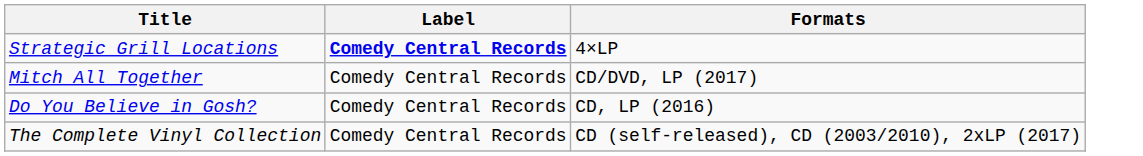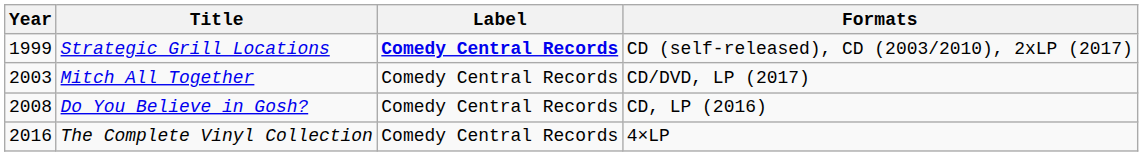+ column: (31, 19)
(597, 49) 4×LP -> (880, 49) CD (self-released), CD (2003/2010), 2xLP (2017)
(828, 136) CD (self-released), CD (2003/2010), 2xLP (2017) -> (648, 136) 4×LP
